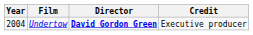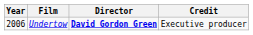(16, 24) 2004 -> (16, 24) 2006
